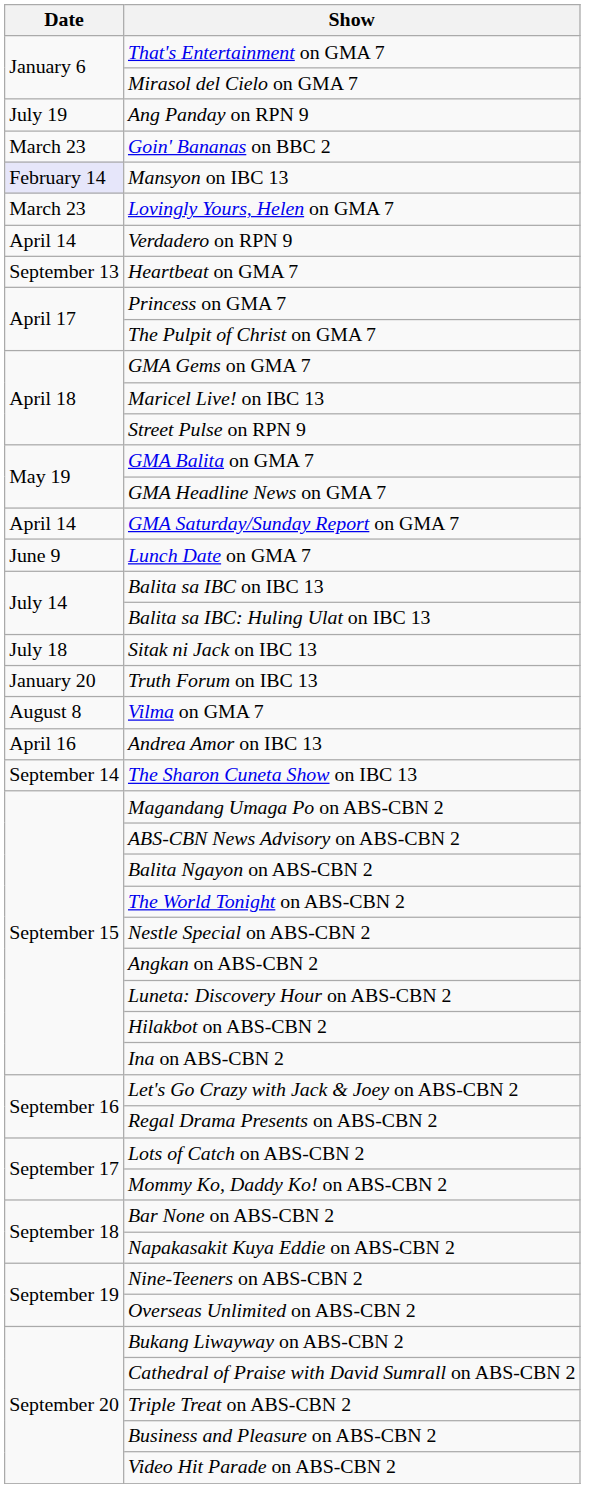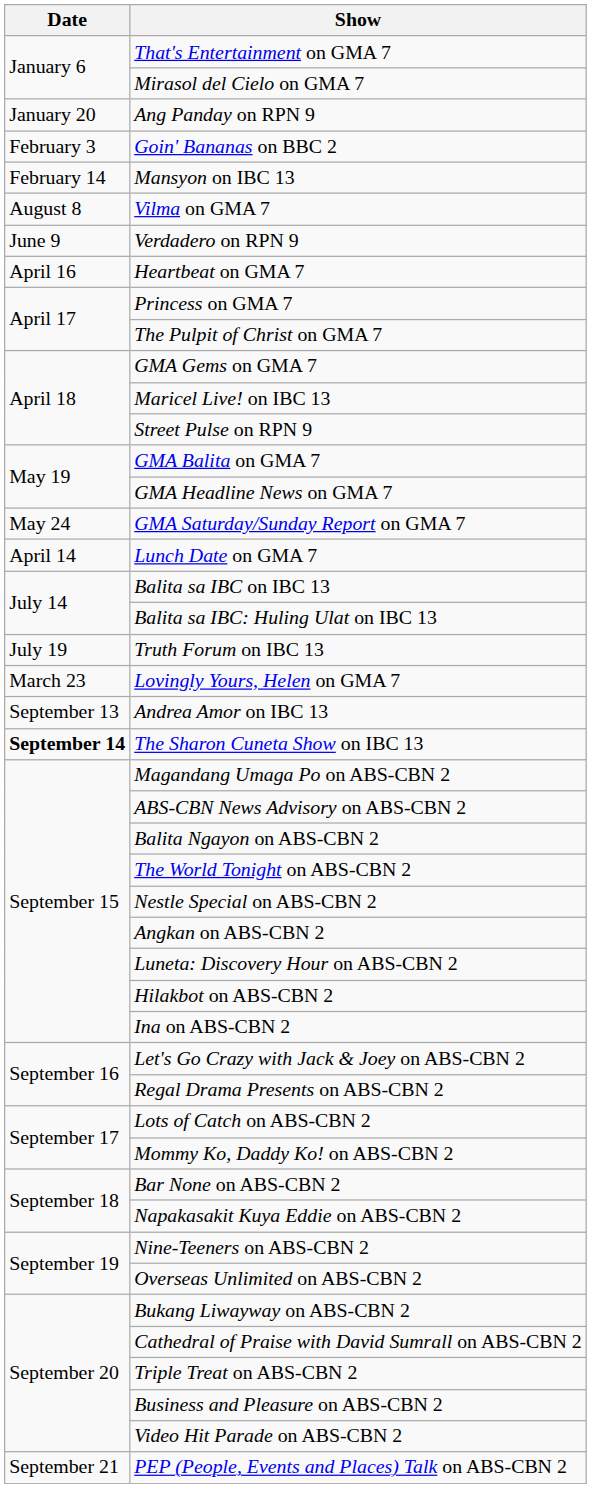(38, 114) July 19 -> (52, 114) January 20
(47, 146) March 23 -> (52, 146) February 3
(57, 177) lavender background -> (57, 177) no background
rows swapped: (261, 209) <-> (196, 712)
(43, 240) April 14 -> (35, 240) June 9
(64, 271) September 13 -> (43, 271) April 16
(43, 523) April 14 -> (40, 523) May 24
(35, 555) June 9 -> (43, 555) April 14
- row: (222, 649)
(52, 680) January 20 -> (38, 649) July 19
(43, 743) April 16 -> (64, 712) September 13
(64, 775) normal -> (67, 743) bold
+ row: (351, 1467)
